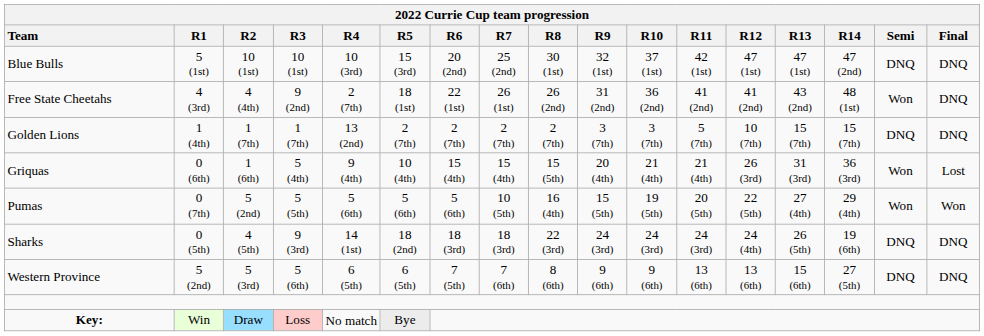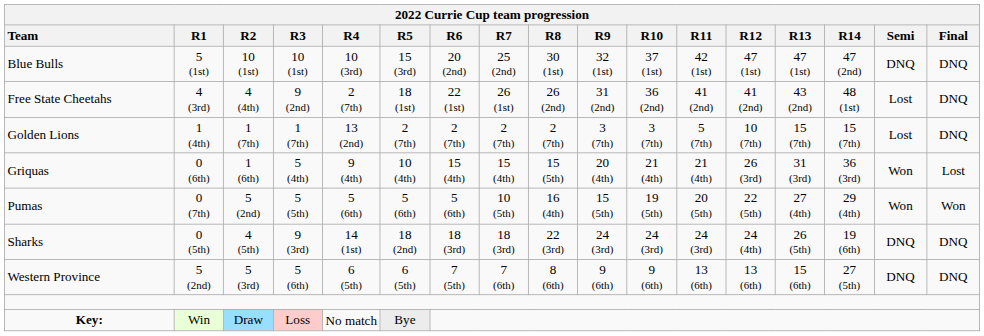(901, 99) Won -> (901, 99) Lost
(901, 135) DNQ -> (901, 135) Lost
